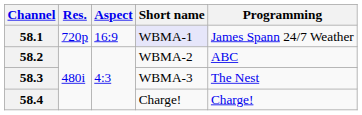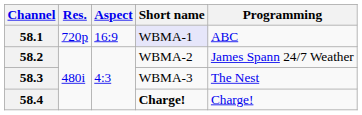(282, 36) James Spann 24/7 Weather -> (225, 36) ABC
(225, 57) ABC -> (282, 57) James Spann 24/7 Weather
(160, 99) normal -> (162, 99) bold
